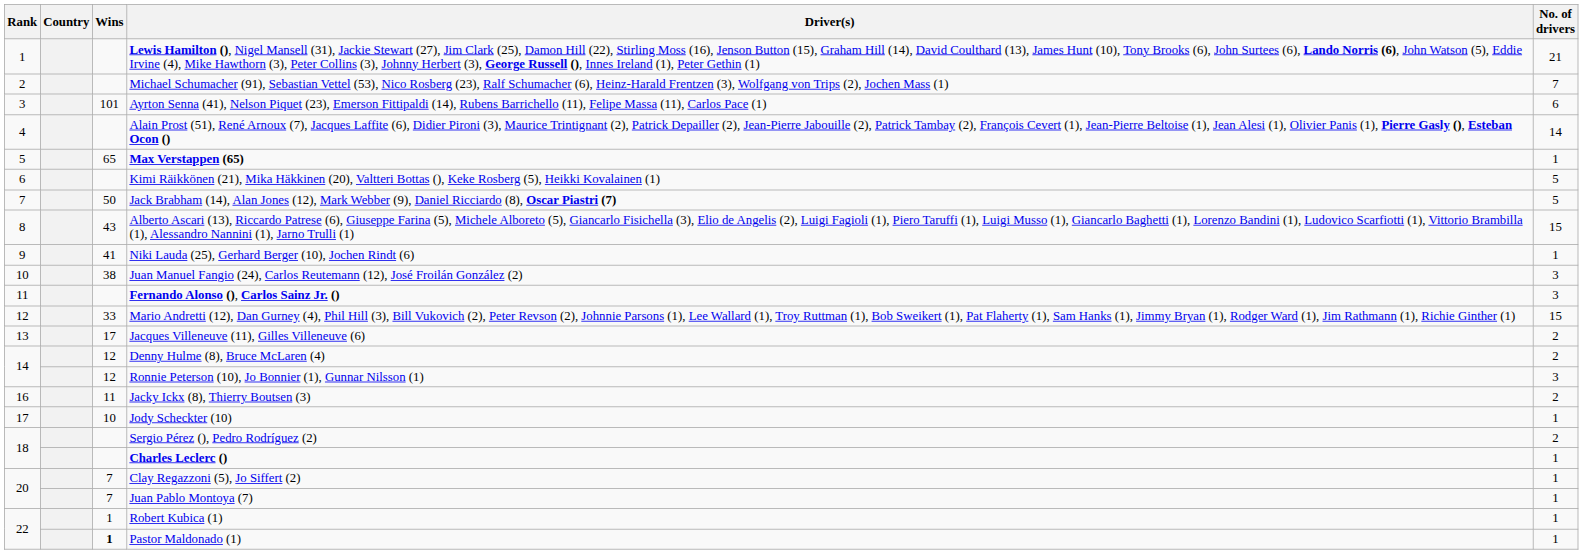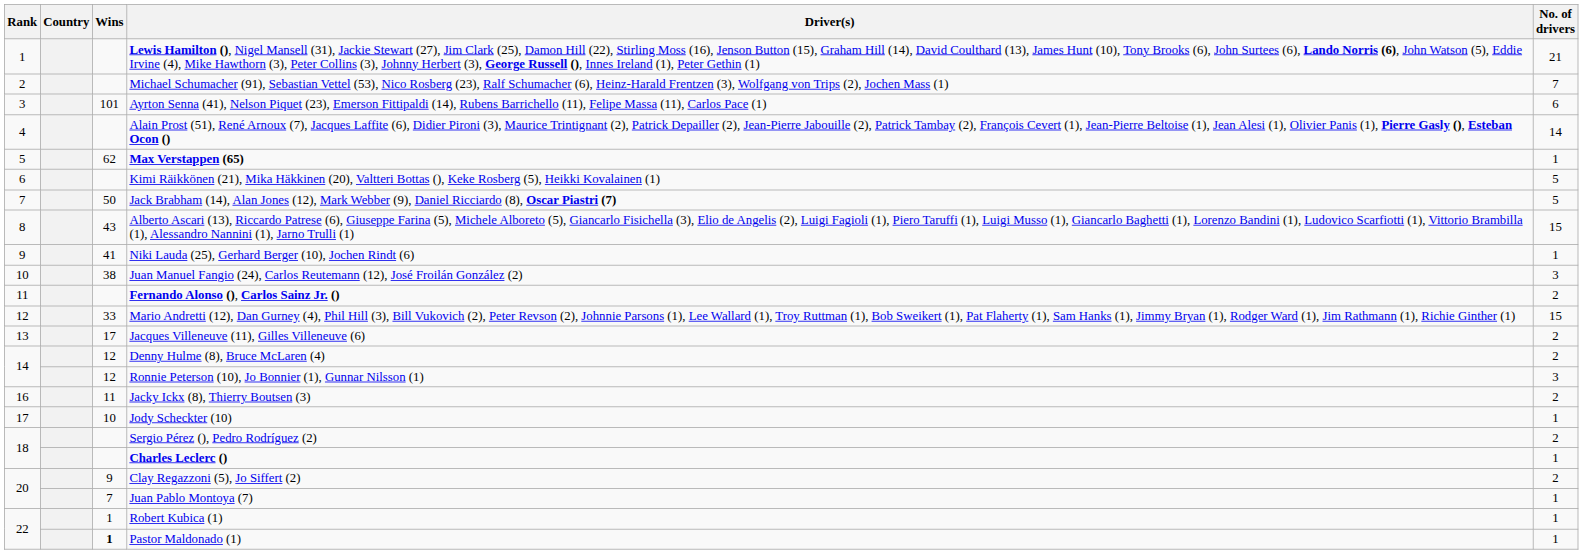(109, 159) 65 -> (109, 159) 62
(1556, 295) 3 -> (1556, 295) 2
(109, 478) 7 -> (109, 478) 9
(1556, 478) 1 -> (1556, 478) 2
